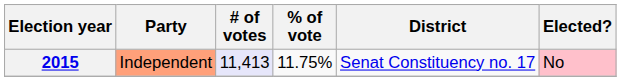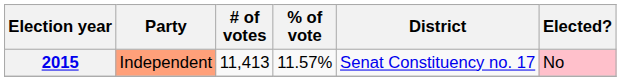(245, 62) lavender background -> (245, 62) no background
(305, 62) 11.75% -> (305, 62) 11.57%
